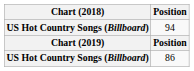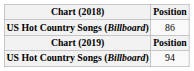rows swapped: (170, 58) <-> (170, 27)
